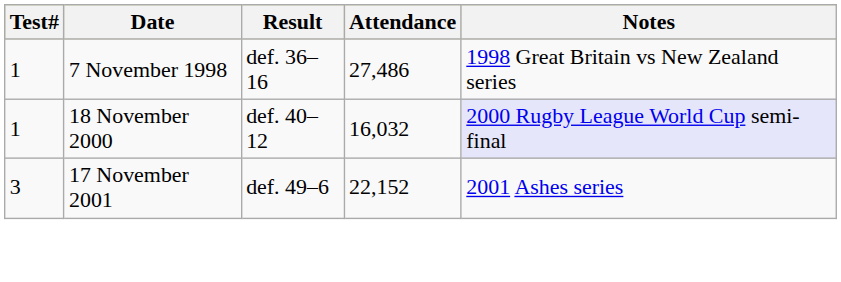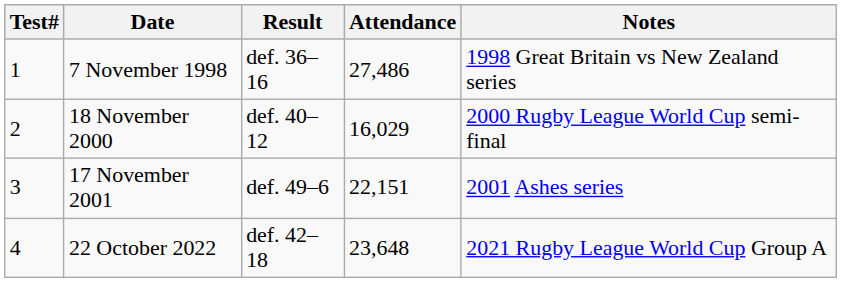(15, 128) 1 -> (15, 128) 2
(379, 128) 16,032 -> (379, 128) 16,029
(633, 128) lavender background -> (633, 128) no background
(379, 187) 22,152 -> (379, 187) 22,151
+ row: (143, 247)
